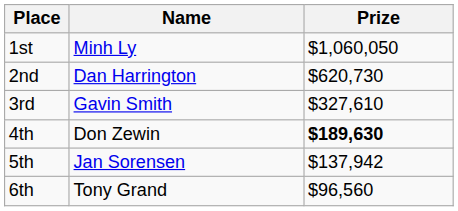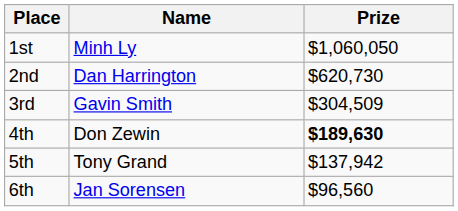(346, 104) $327,610 -> (346, 104) $304,509
(129, 162) Jan Sorensen -> (120, 162) Tony Grand
(120, 190) Tony Grand -> (129, 190) Jan Sorensen
